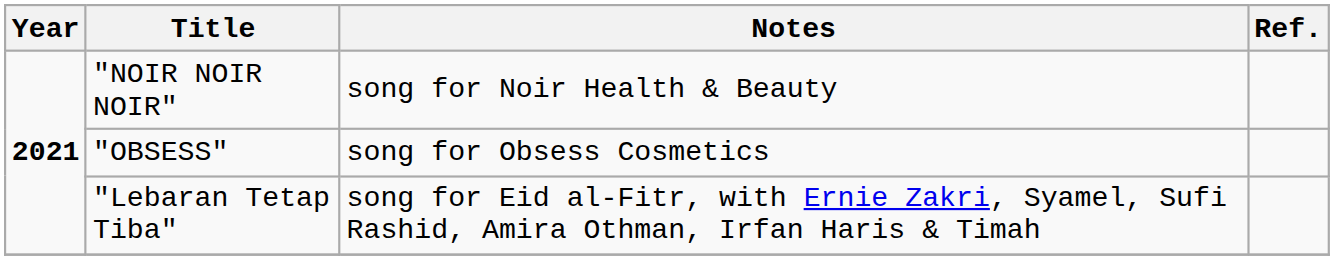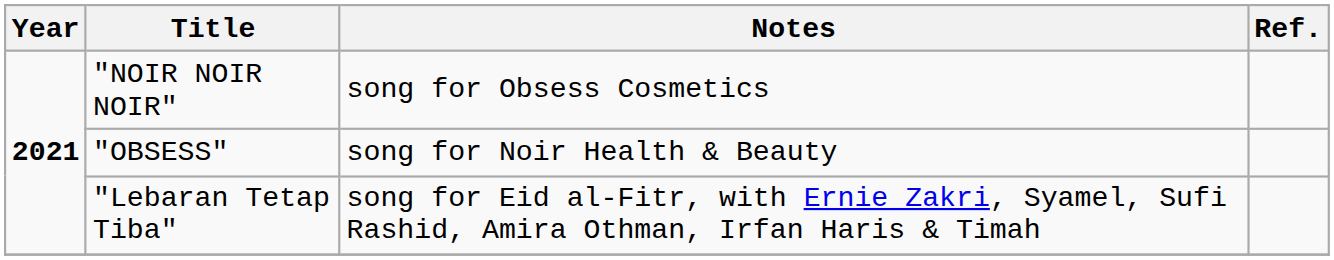(592, 90) song for Noir Health & Beauty -> (558, 90) song for Obsess Cosmetics
(558, 153) song for Obsess Cosmetics -> (592, 153) song for Noir Health & Beauty
